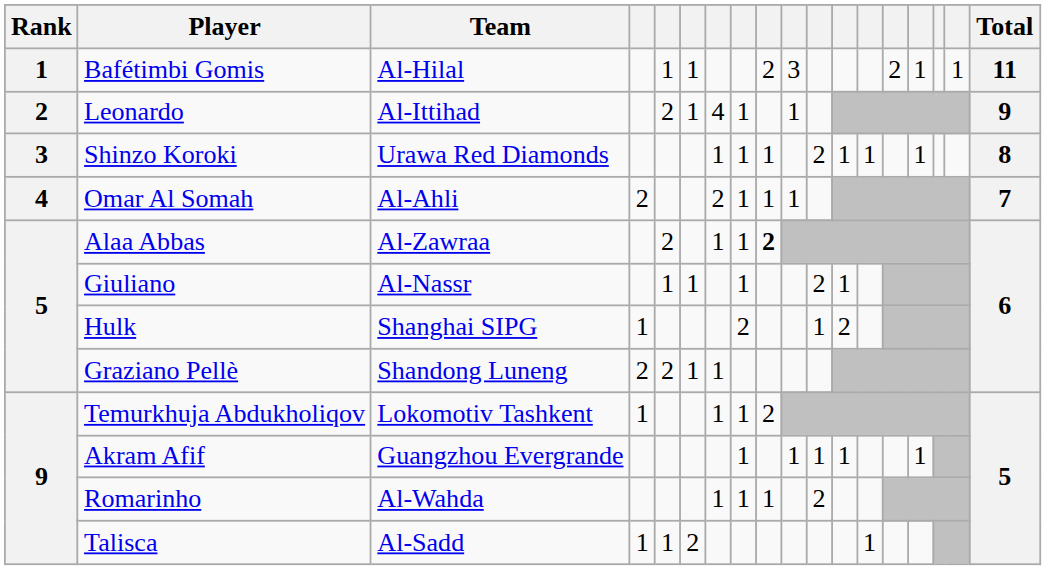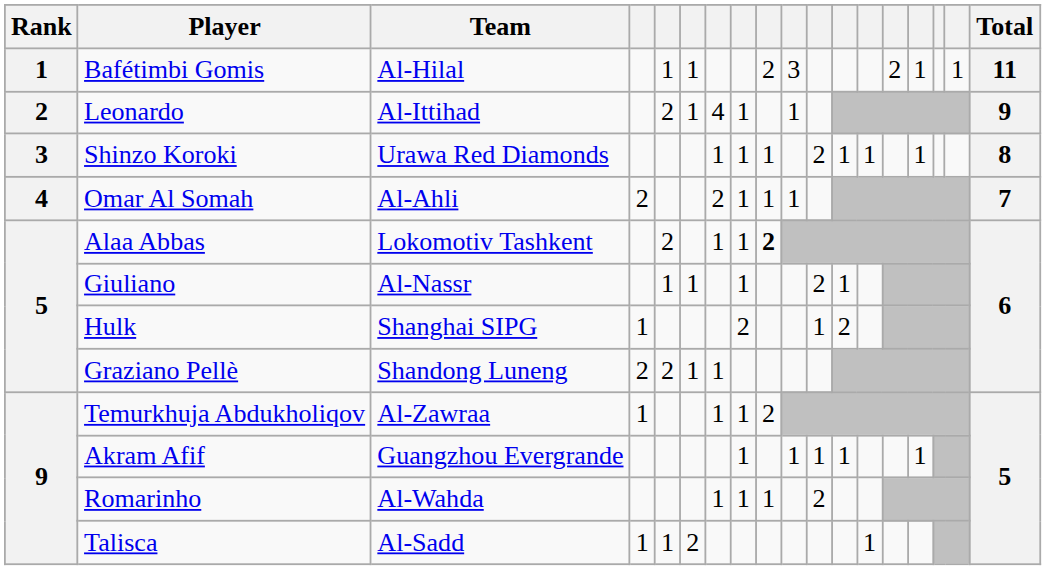(434, 241) Al-Zawraa -> (485, 241) Lokomotiv Tashkent
(485, 413) Lokomotiv Tashkent -> (434, 413) Al-Zawraa
